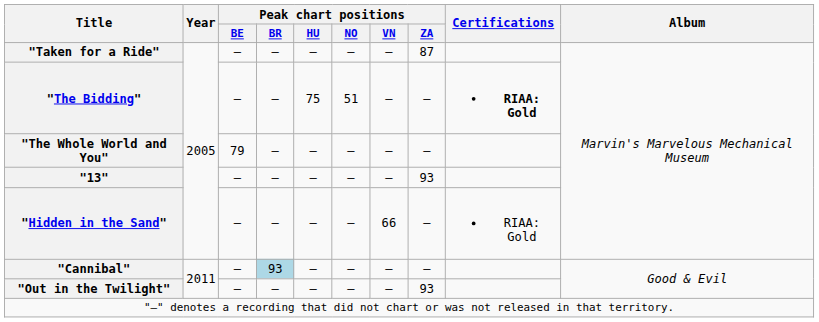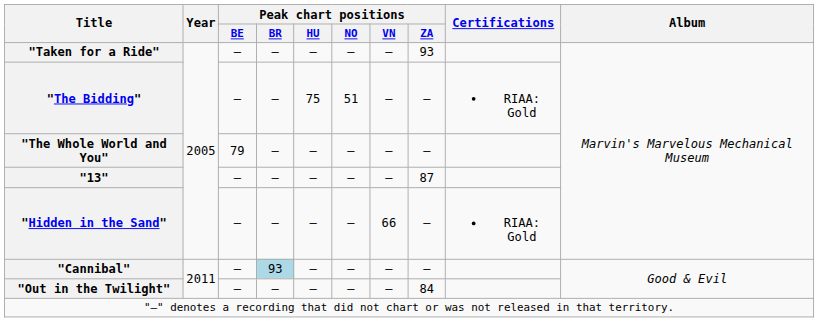(427, 52) 87 -> (427, 52) 93
(503, 105) bold -> (503, 105) normal
(427, 177) 93 -> (427, 177) 87
(427, 289) 93 -> (427, 289) 84
